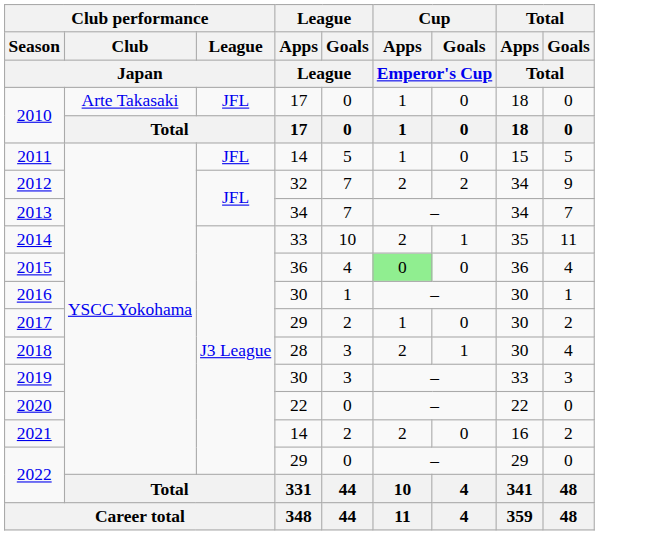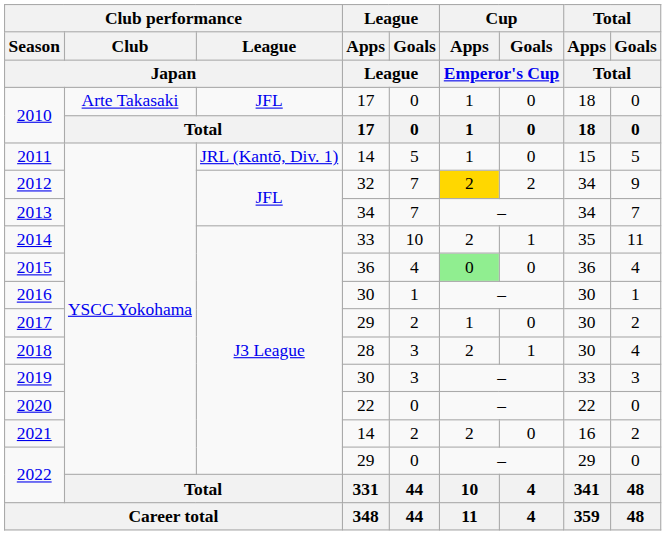(236, 156) JFL -> (269, 156) JRL (Kantō, Div. 1)
(402, 184) no background -> (469, 184) gold background
